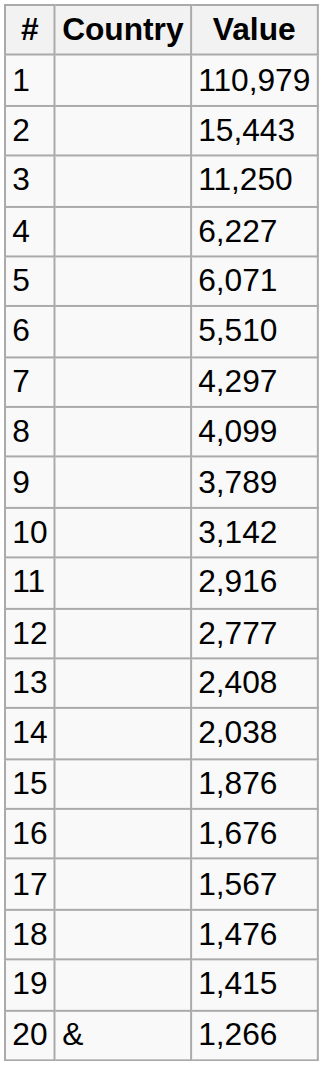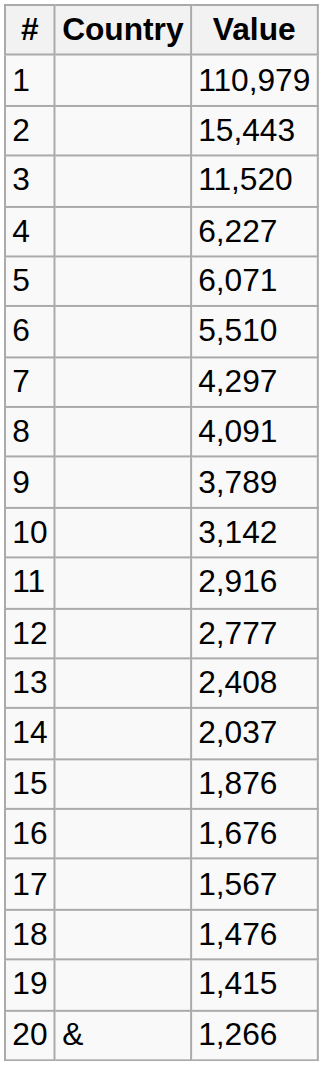(245, 180) 11,250 -> (245, 180) 11,520
(238, 431) 4,099 -> (238, 431) 4,091
(238, 733) 2,038 -> (238, 733) 2,037
